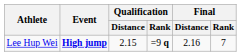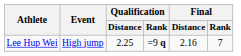(84, 43) bold -> (83, 43) normal
(128, 43) 2.15 -> (125, 43) 2.25
